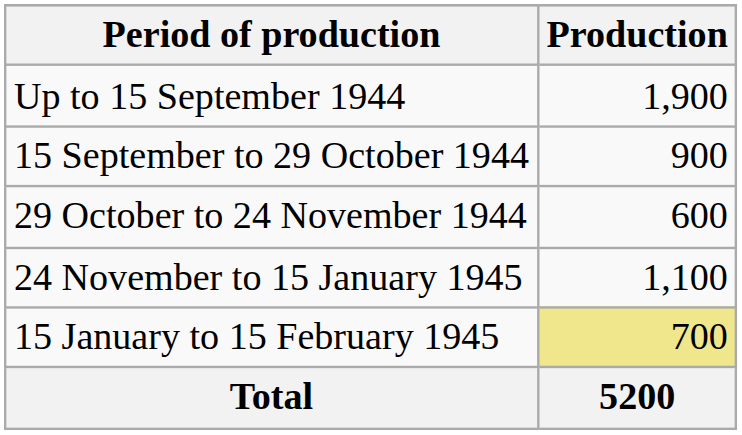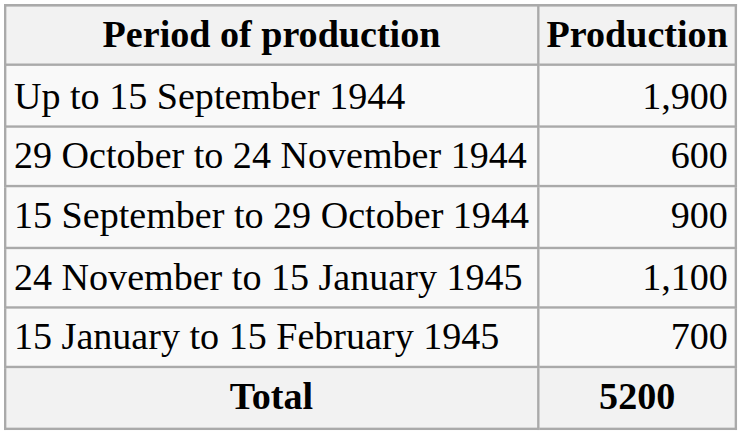rows swapped: (271, 155) <-> (270, 215)
(699, 336) khaki background -> (699, 336) no background
